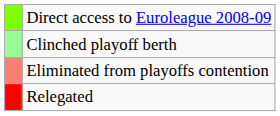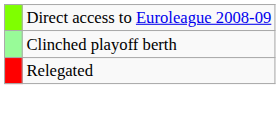- row: (148, 70)
